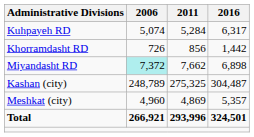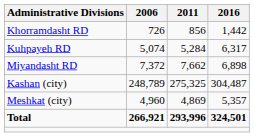rows swapped: (48, 48) <-> (39, 30)
(152, 65) paleturquoise background -> (152, 65) no background
